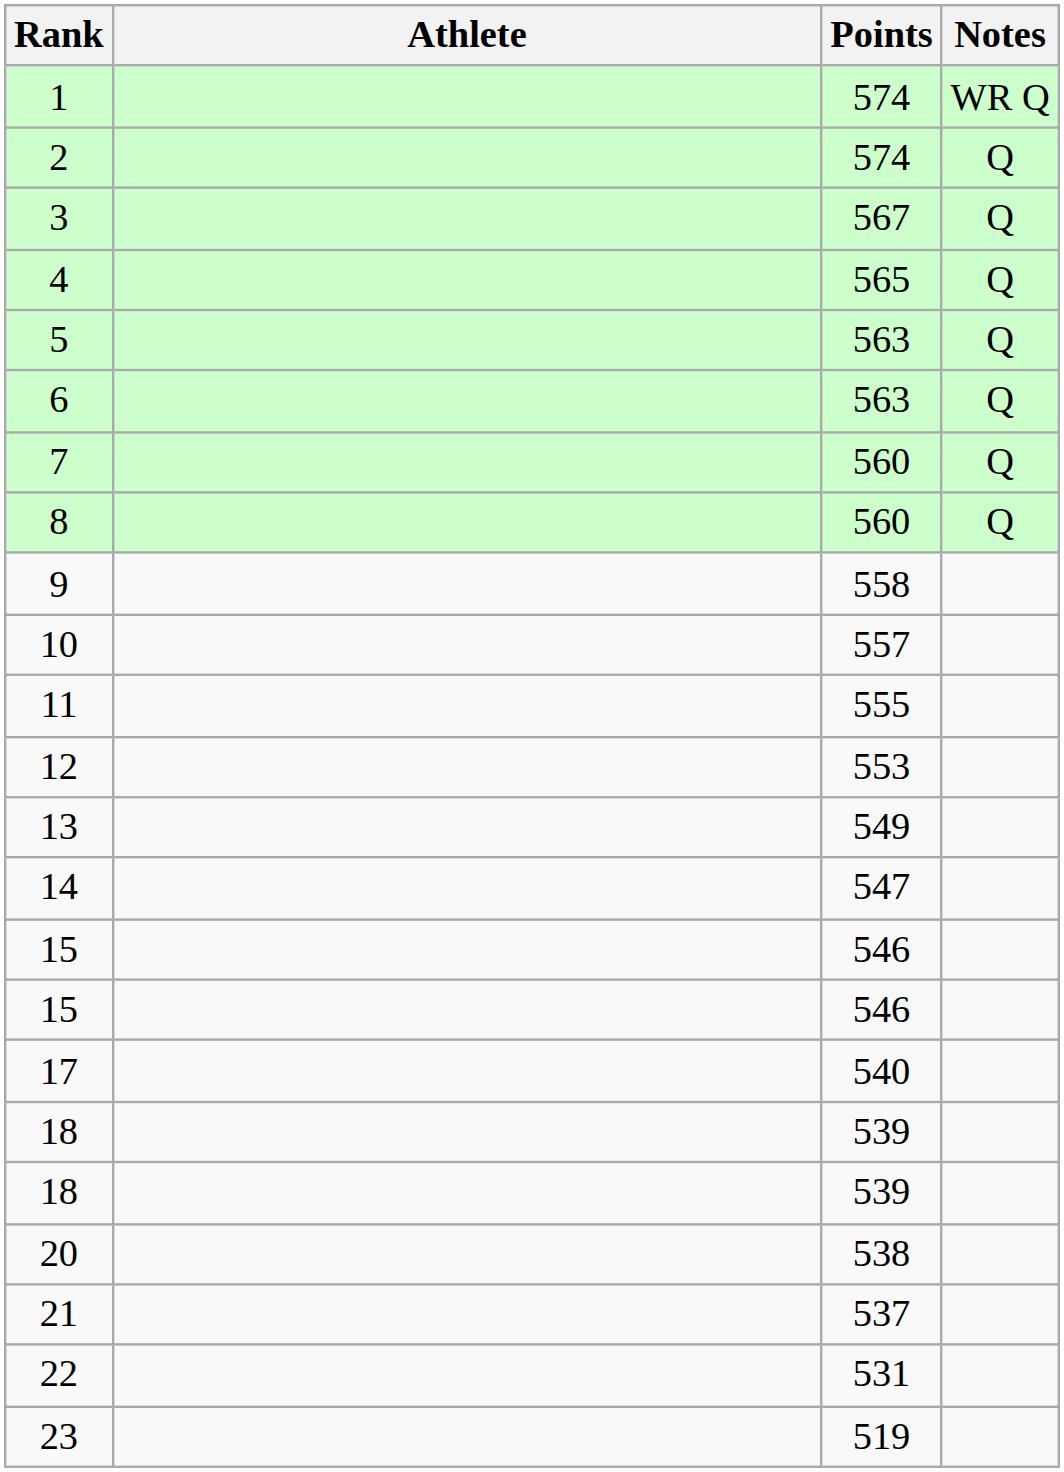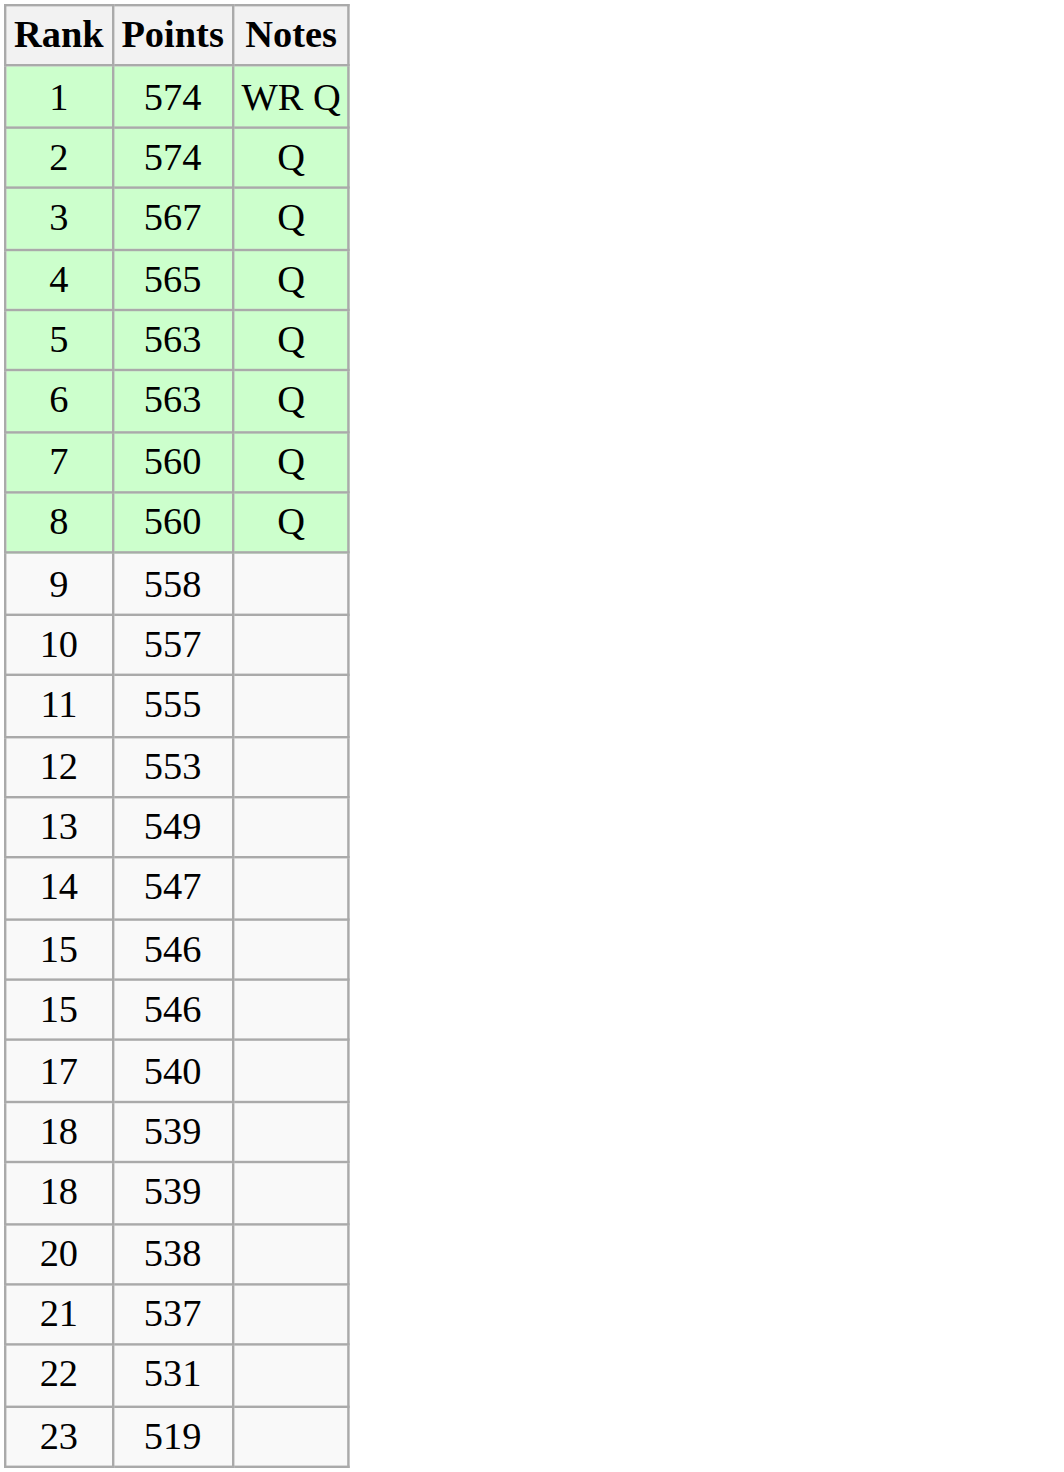- column: (467, 34)
